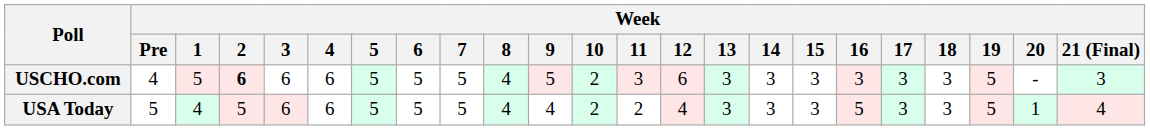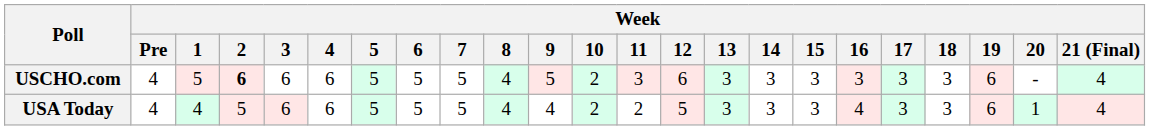(991, 79) 5 -> (991, 79) 6
(1101, 79) 3 -> (1101, 79) 4
(153, 109) 5 -> (153, 109) 4
(683, 109) 4 -> (683, 109) 5
(859, 109) 5 -> (859, 109) 4
(991, 109) 5 -> (991, 109) 6
